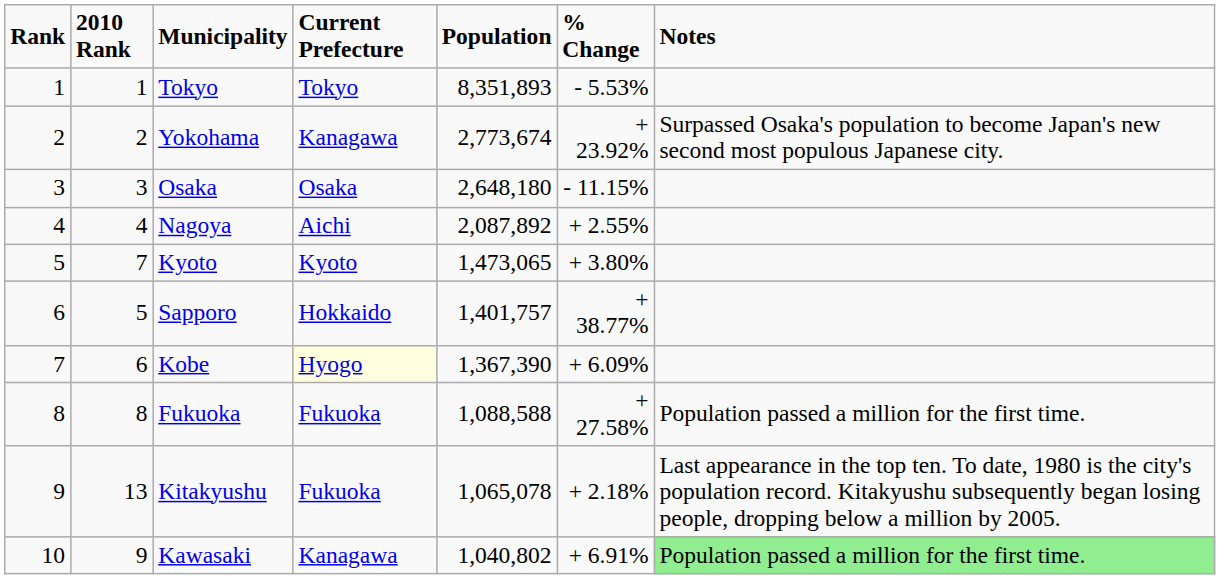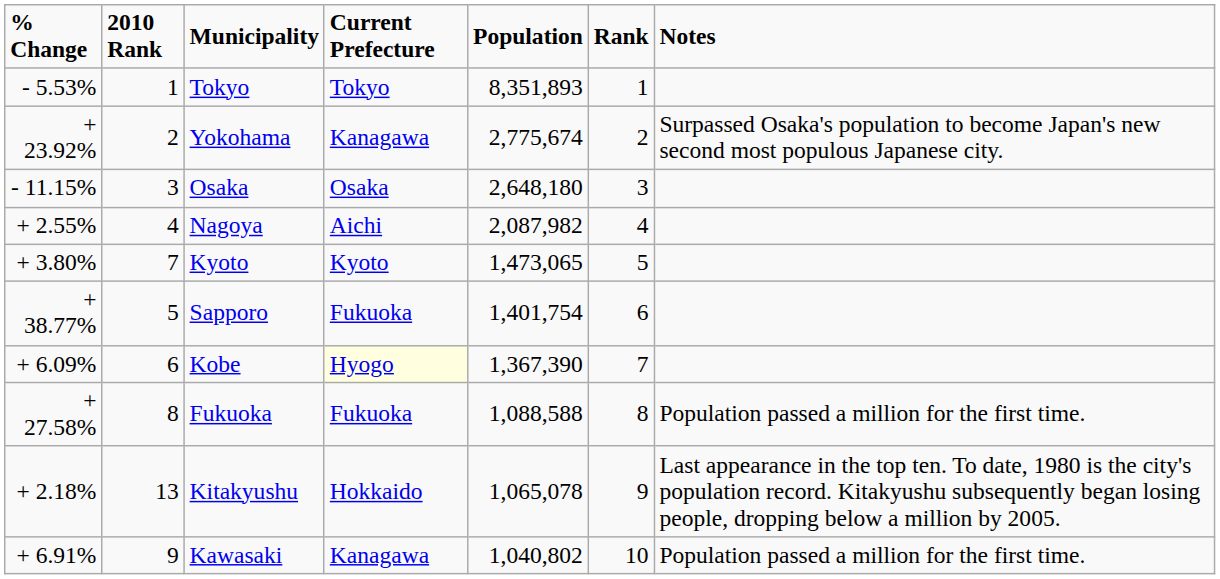columns swapped: (38, 36) <-> (601, 36)
(504, 137) 2,773,674 -> (536, 137) 2,775,674
(504, 225) 2,087,892 -> (536, 225) 2,087,982
(345, 313) Hokkaido -> (371, 313) Fukuoka
(504, 313) 1,401,757 -> (536, 313) 1,401,754
(340, 491) Fukuoka -> (376, 491) Hokkaido
(872, 554) lightgreen background -> (872, 554) no background
